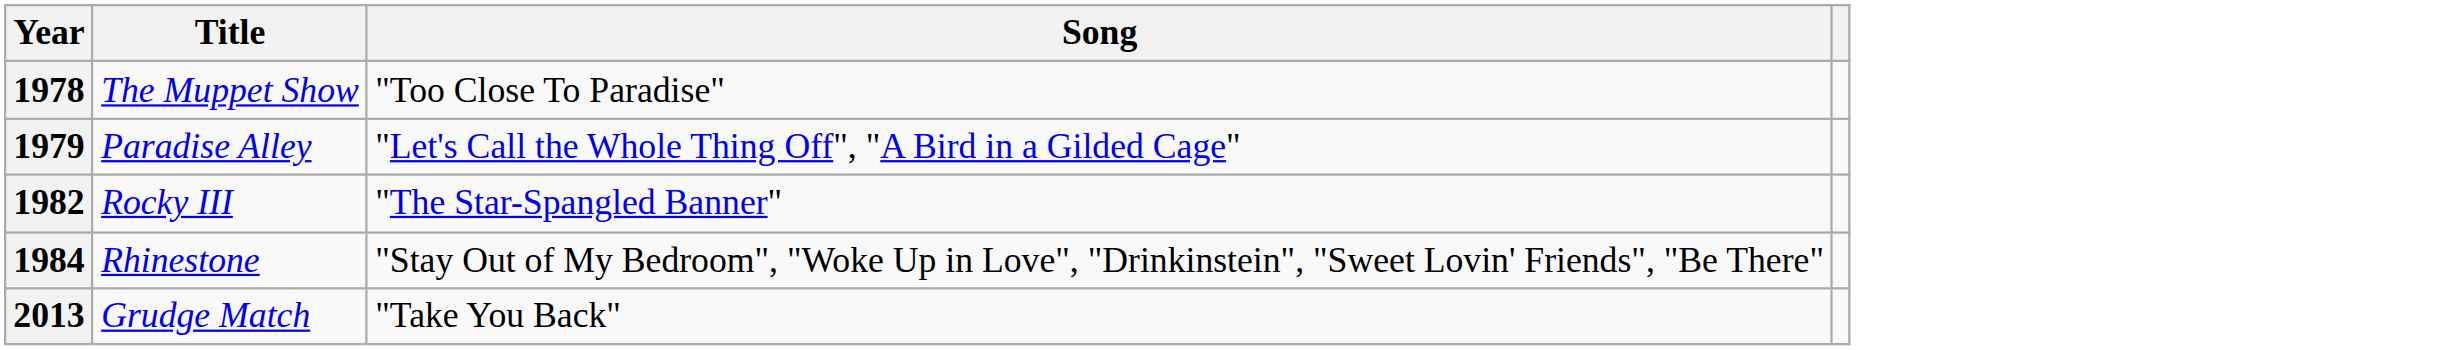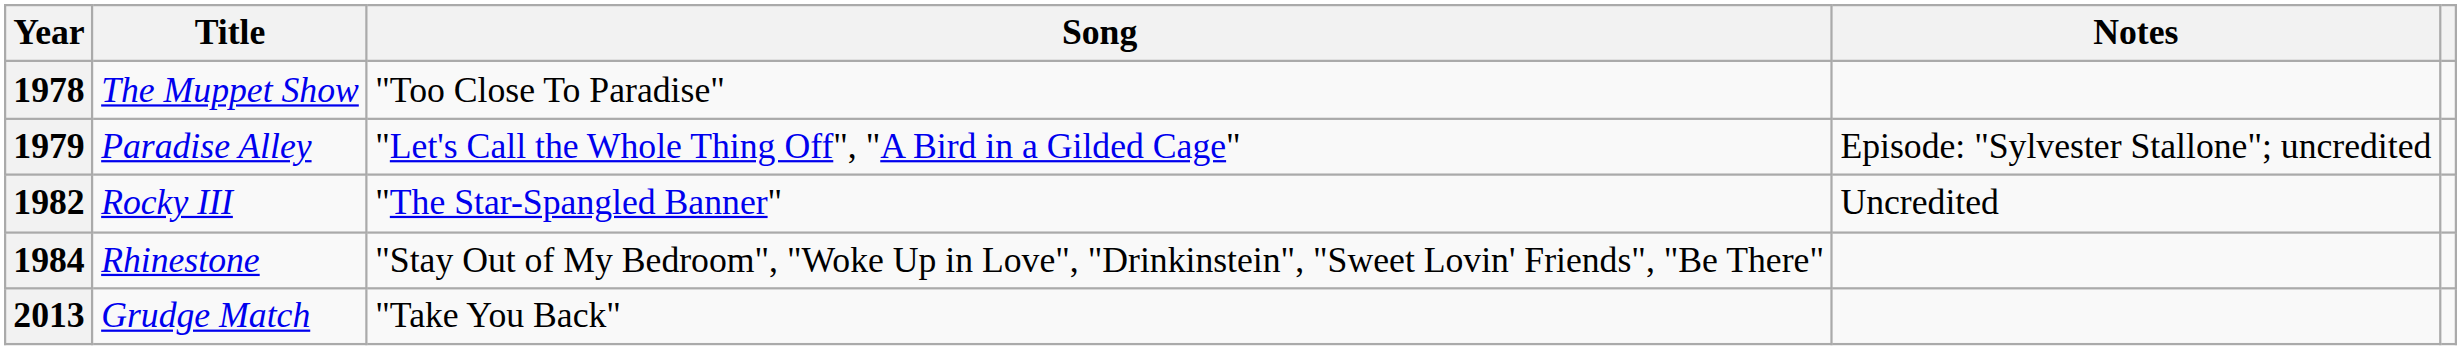+ column: (2136, 32)
